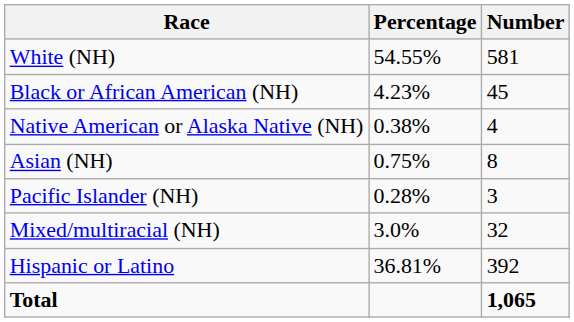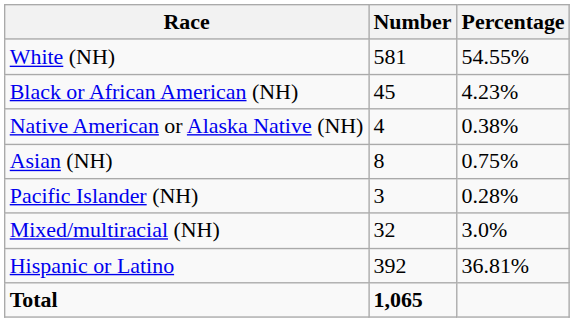columns swapped: (526, 21) <-> (425, 21)
